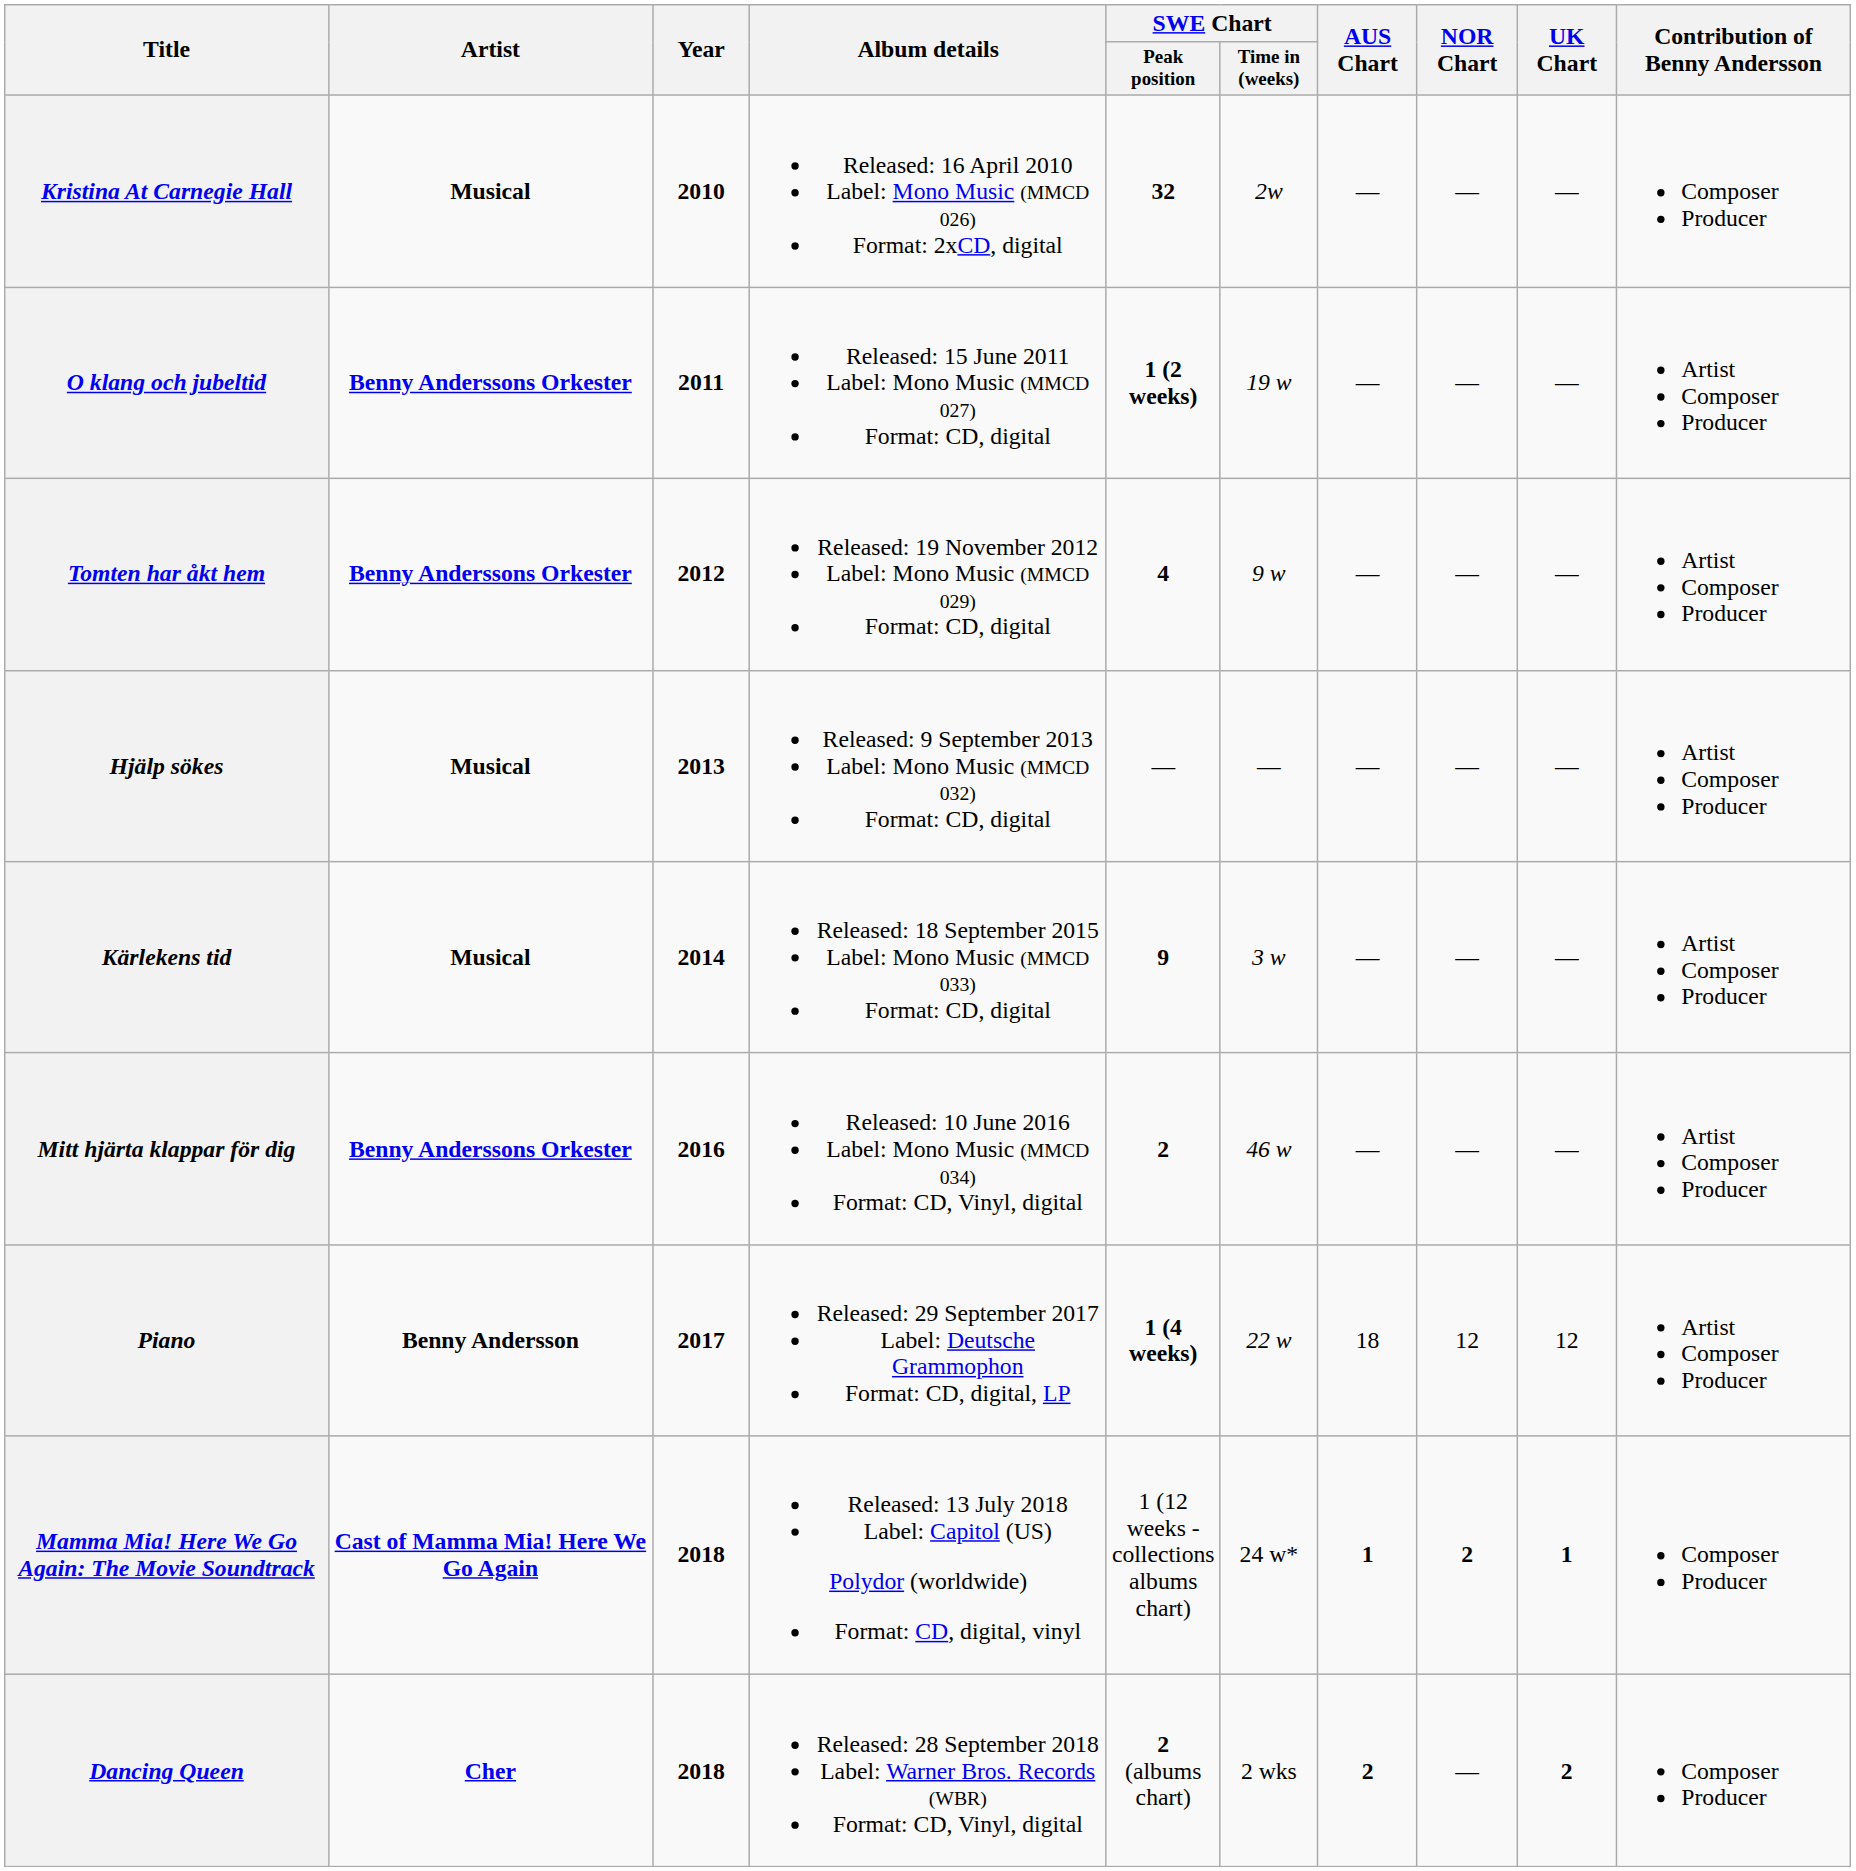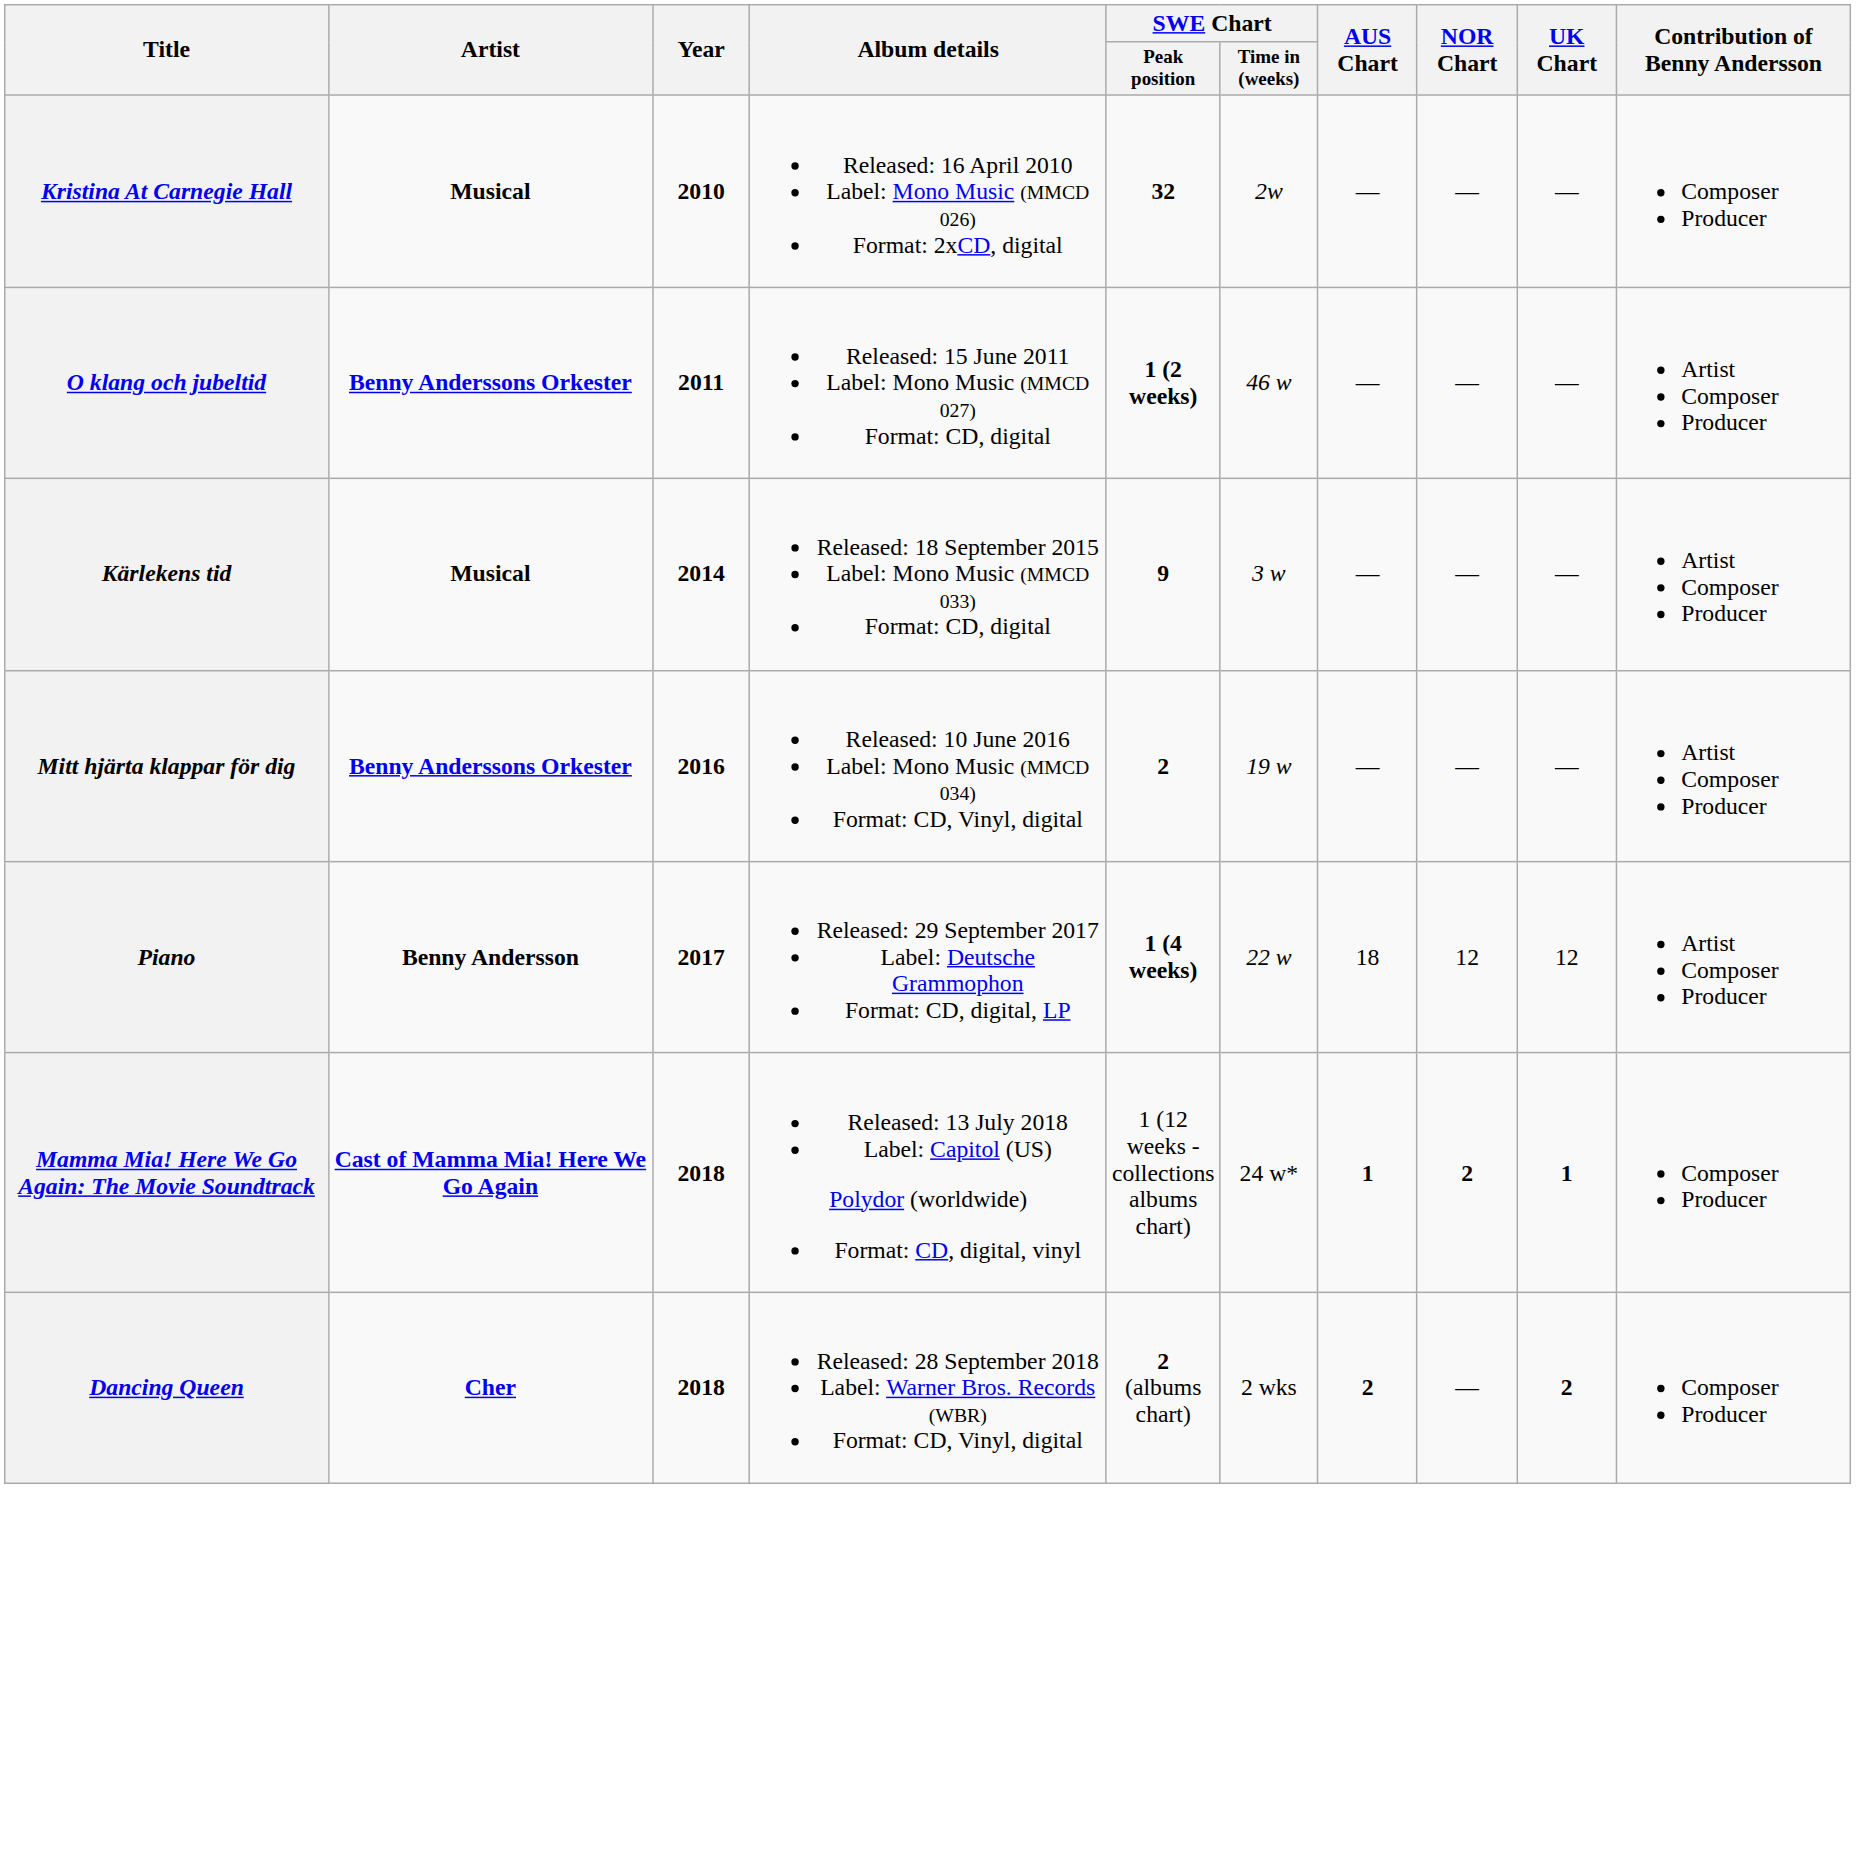(1269, 382) 19 w -> (1269, 382) 46 w
- row: (166, 574)
- row: (167, 765)
(1269, 1148) 46 w -> (1269, 765) 19 w
